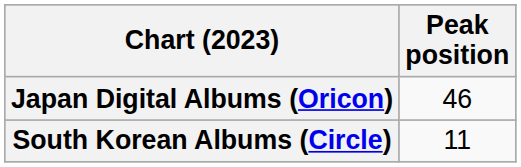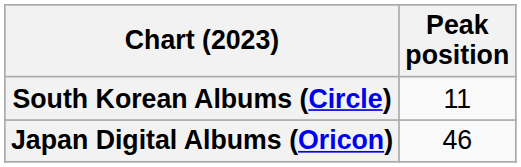rows swapped: (202, 98) <-> (202, 140)
